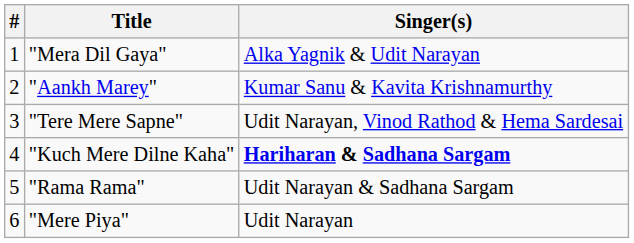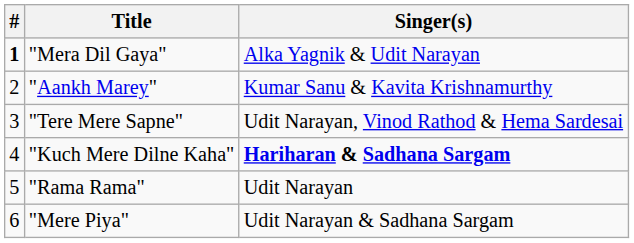(14, 54) normal -> (14, 54) bold
(379, 188) Udit Narayan & Sadhana Sargam -> (298, 188) Udit Narayan
(298, 221) Udit Narayan -> (379, 221) Udit Narayan & Sadhana Sargam
